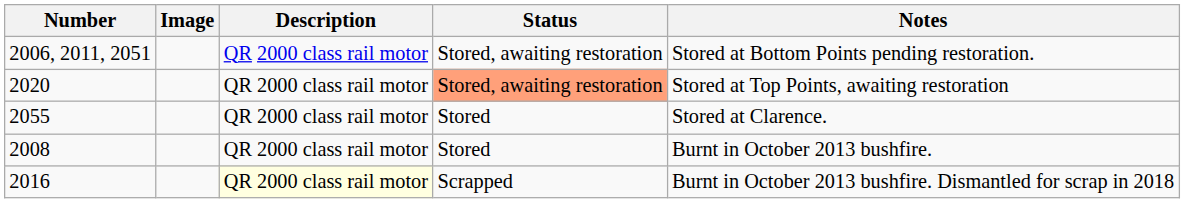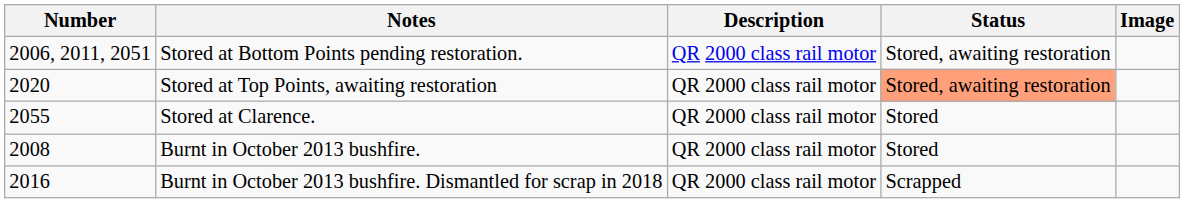columns swapped: (187, 20) <-> (923, 20)
(326, 181) lightyellow background -> (774, 181) no background
